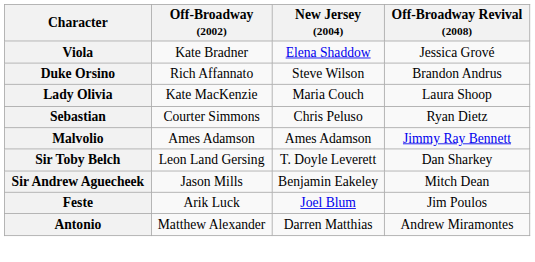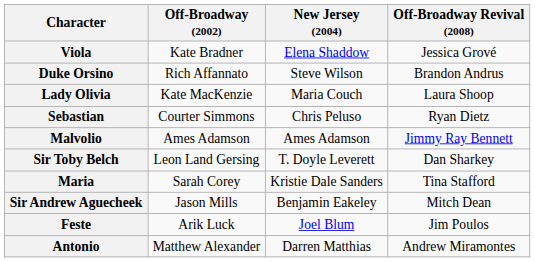+ row: (76, 181)
